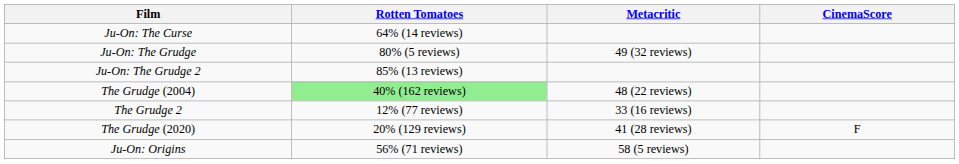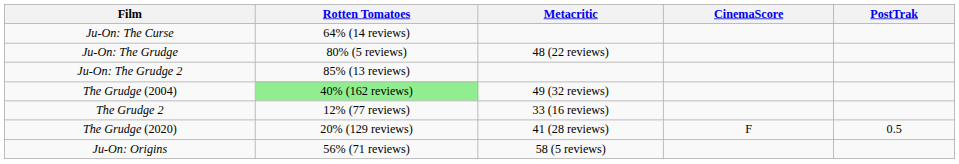+ column: (894, 14)
(653, 52) 49 (32 reviews) -> (571, 52) 48 (22 reviews)
(653, 91) 48 (22 reviews) -> (571, 91) 49 (32 reviews)
